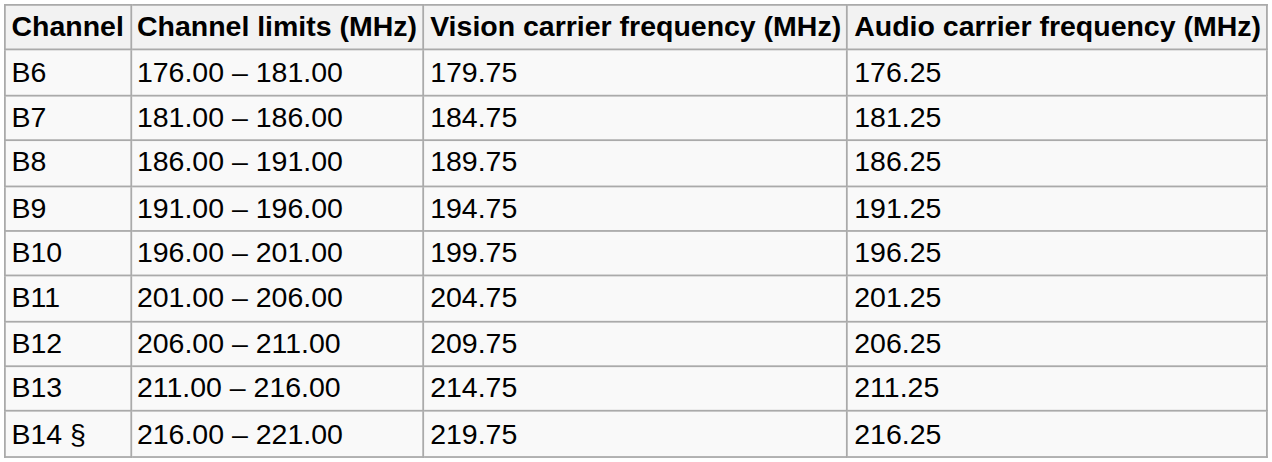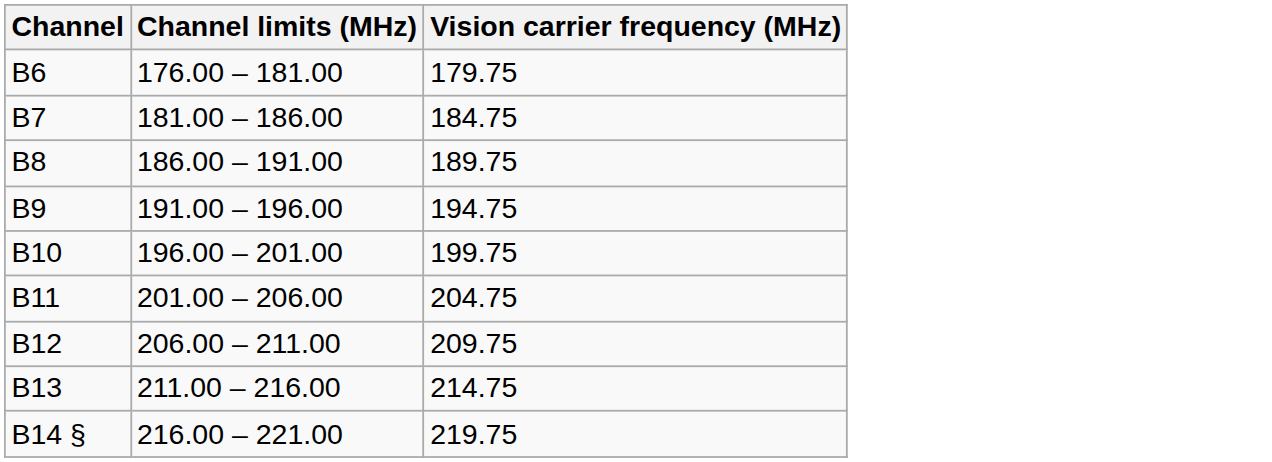- column: (1058, 27)
